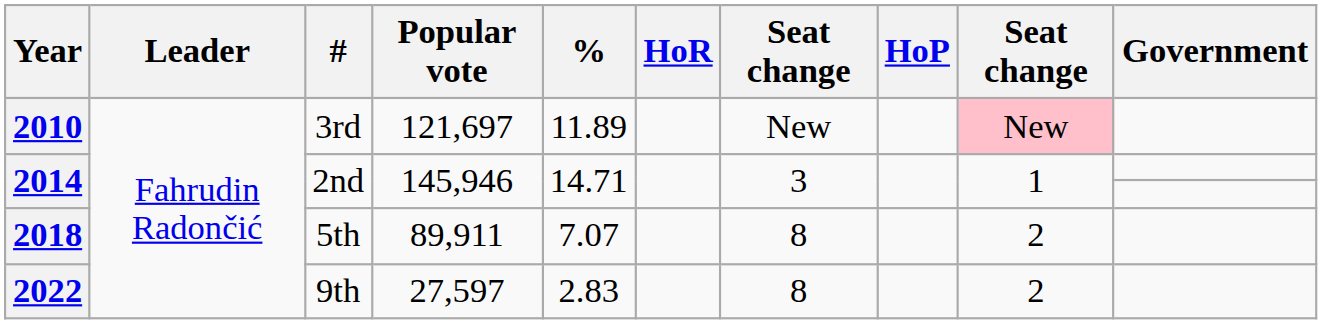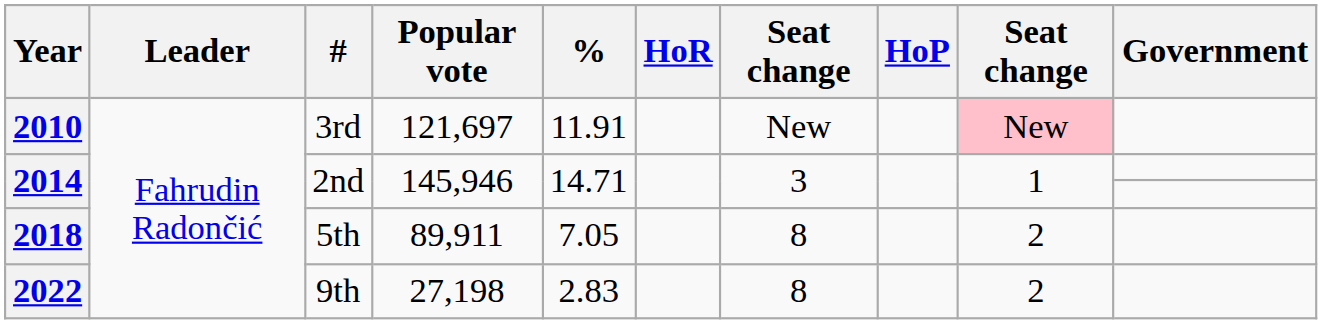(589, 125) 11.89 -> (589, 125) 11.91
(589, 235) 7.07 -> (589, 235) 7.05
(457, 290) 27,597 -> (457, 290) 27,198
